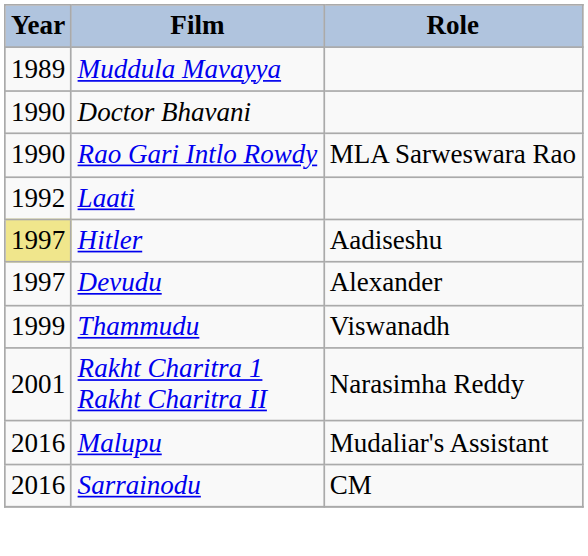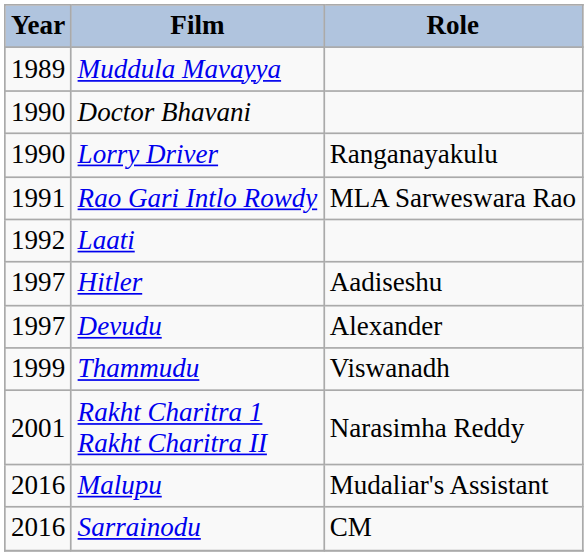+ row: (148, 154)
(38, 154) 1990 -> (38, 197) 1991
(38, 240) khaki background -> (38, 283) no background
